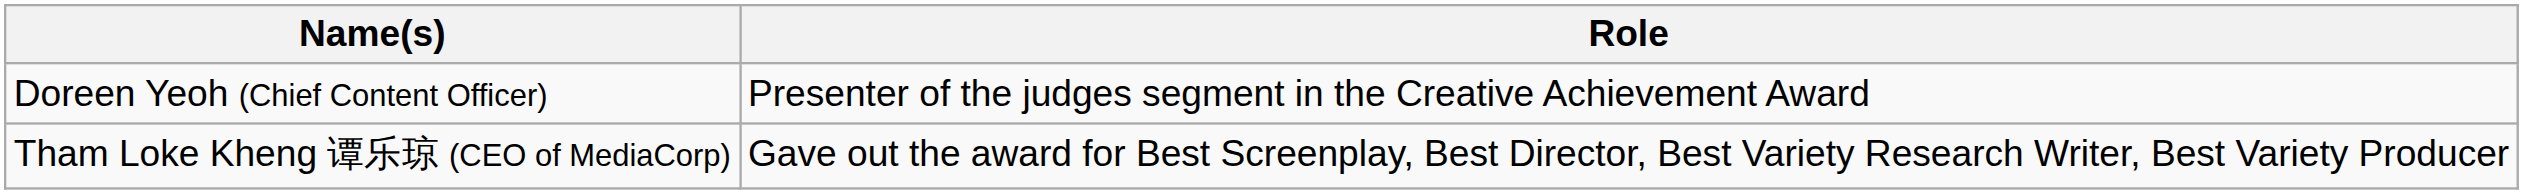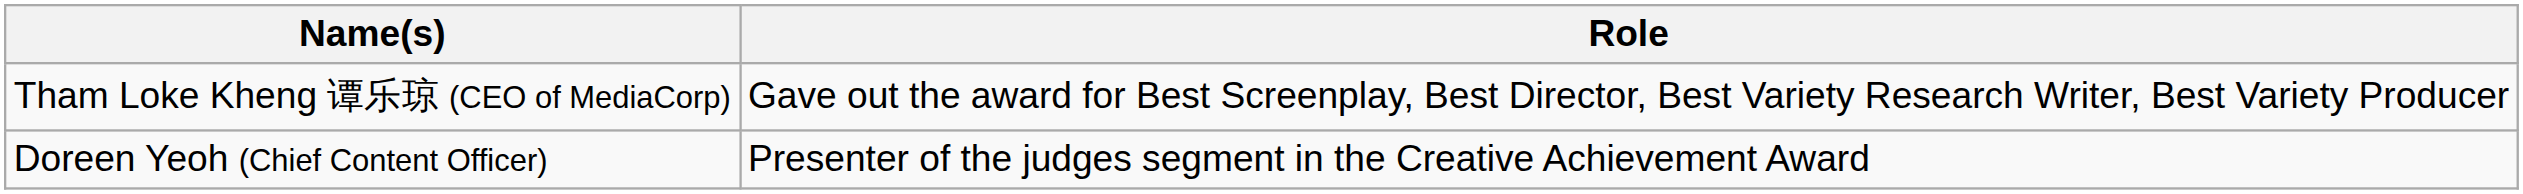rows swapped: (281, 92) <-> (372, 153)
